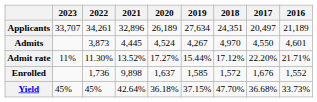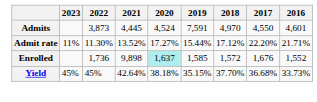- row: (29, 28)
(197, 43) 4,267 -> (197, 28) 7,591
(164, 73) no background -> (164, 58) paleturquoise background
(164, 89) 36.18% -> (164, 73) 38.18%
(197, 89) 37.15% -> (197, 73) 35.15%
(230, 89) 47.70% -> (230, 73) 37.70%
